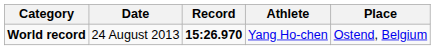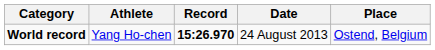columns swapped: (288, 14) <-> (135, 14)
